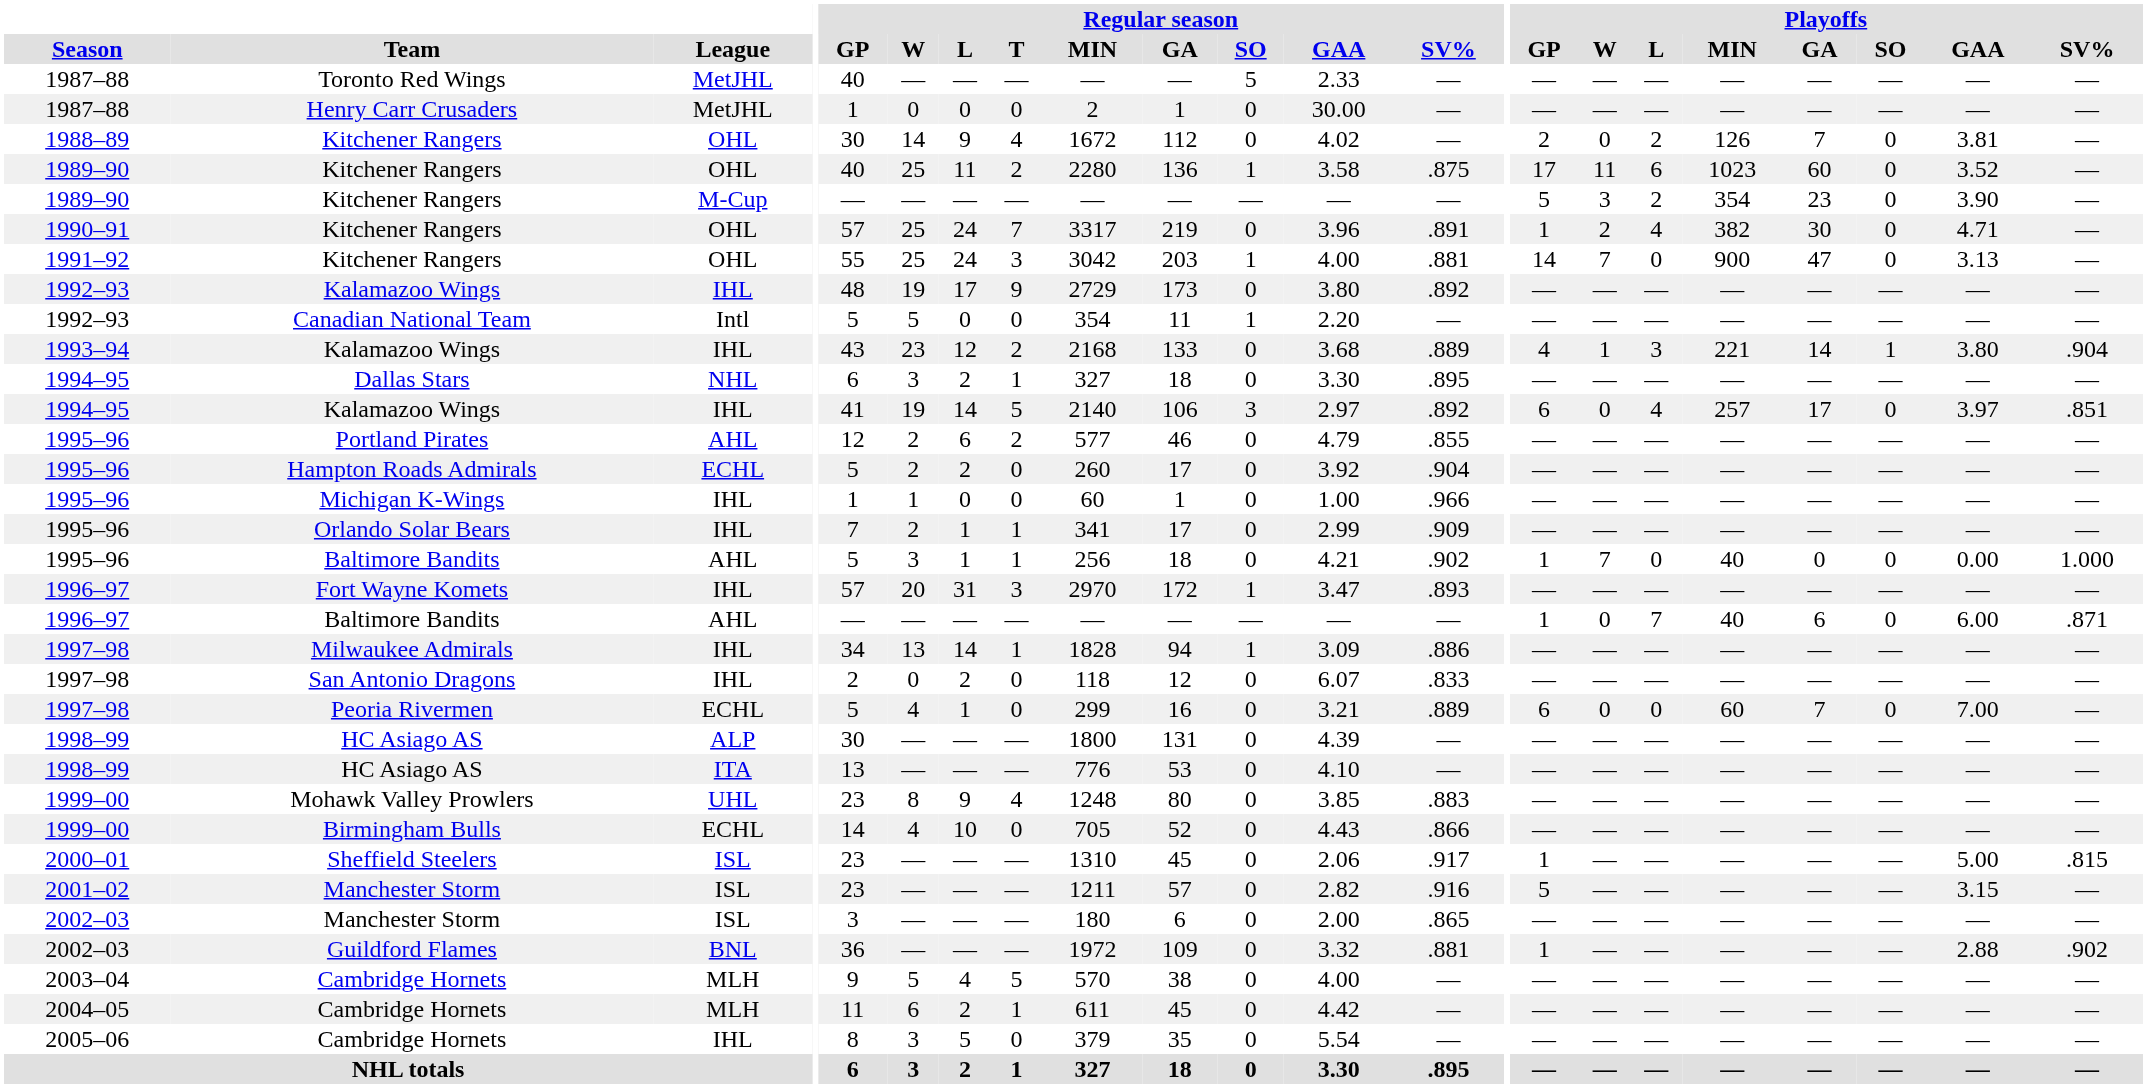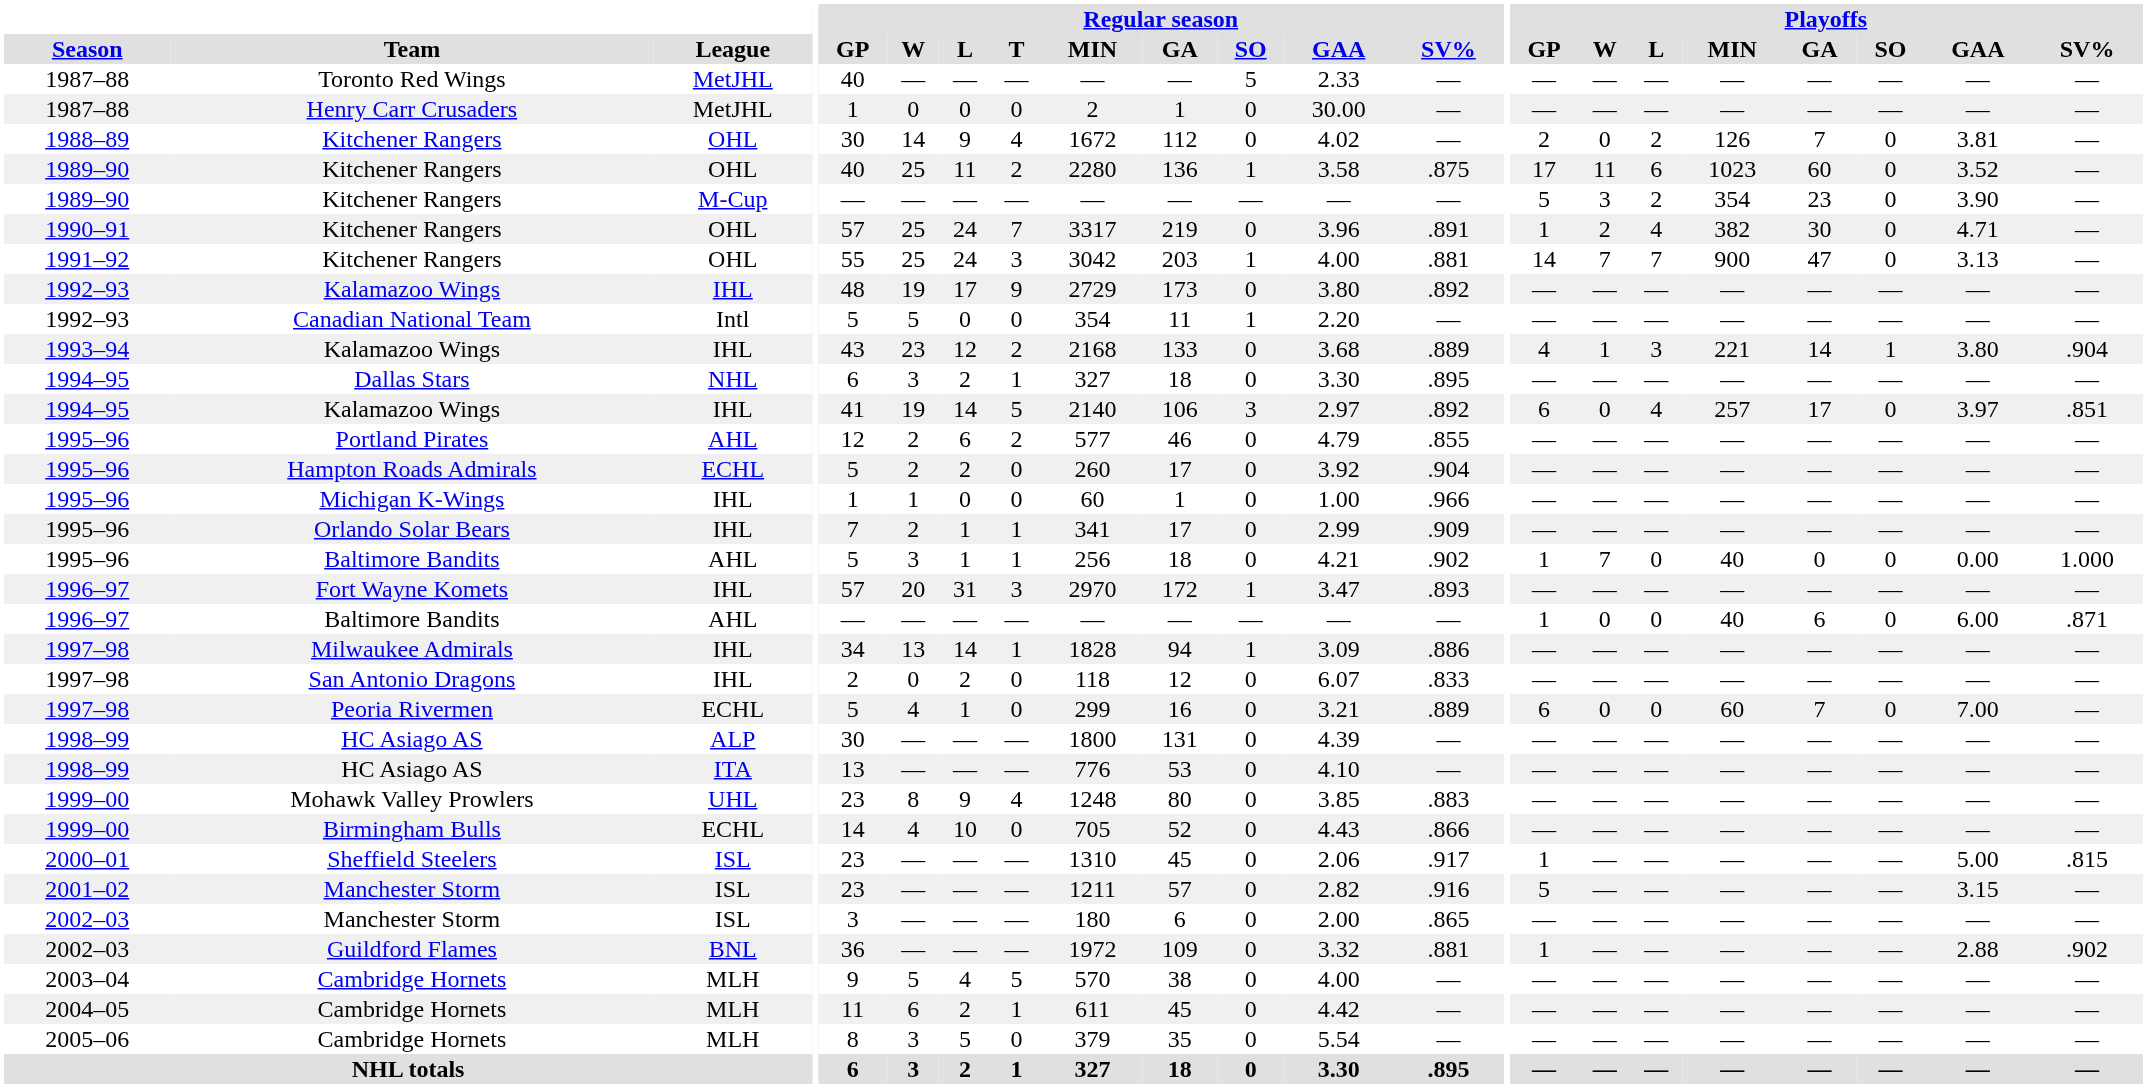(1656, 258) 0 -> (1656, 258) 7
(1656, 618) 7 -> (1656, 618) 0
(733, 1038) IHL -> (733, 1038) MLH
